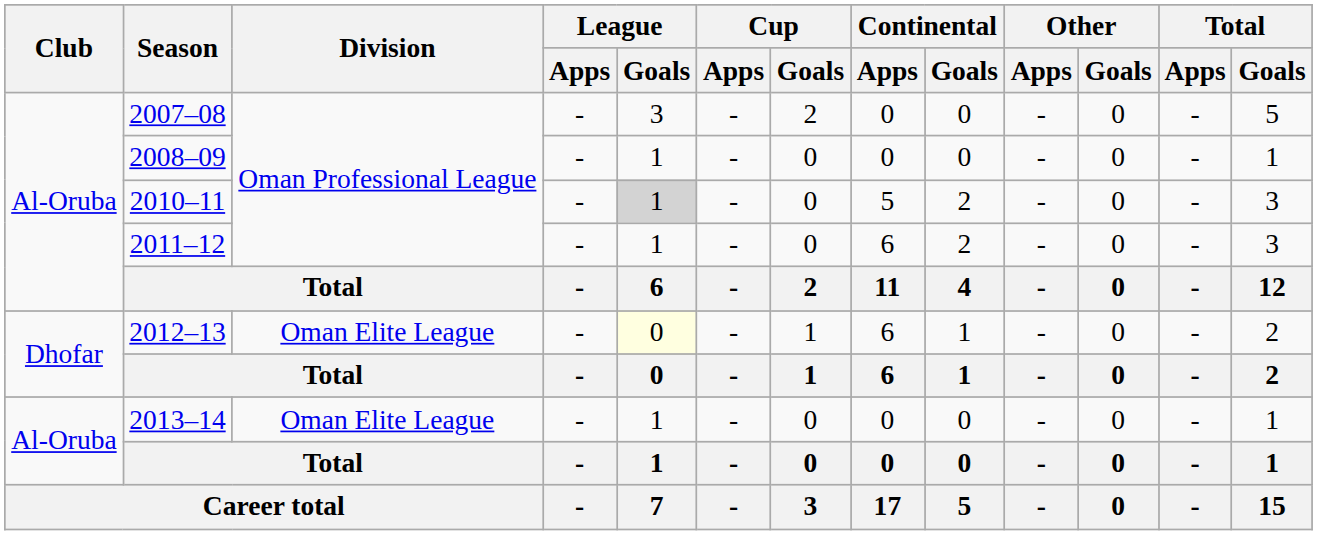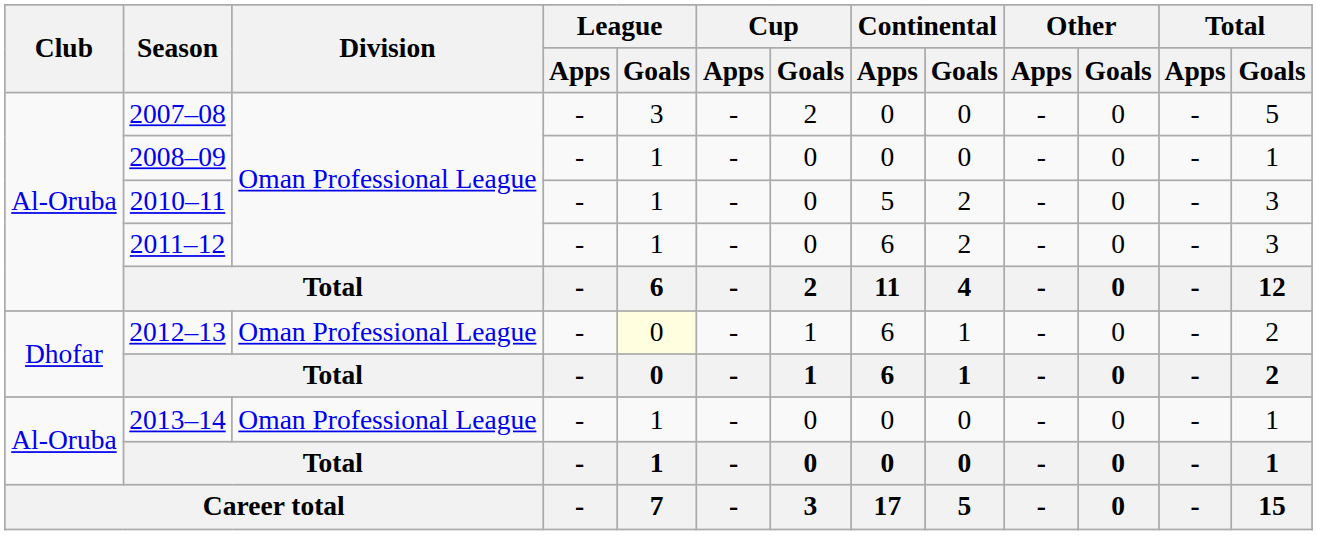(657, 200) lightgrey background -> (657, 200) no background
(387, 331) Oman Elite League -> (387, 331) Oman Professional League
(387, 419) Oman Elite League -> (387, 419) Oman Professional League
